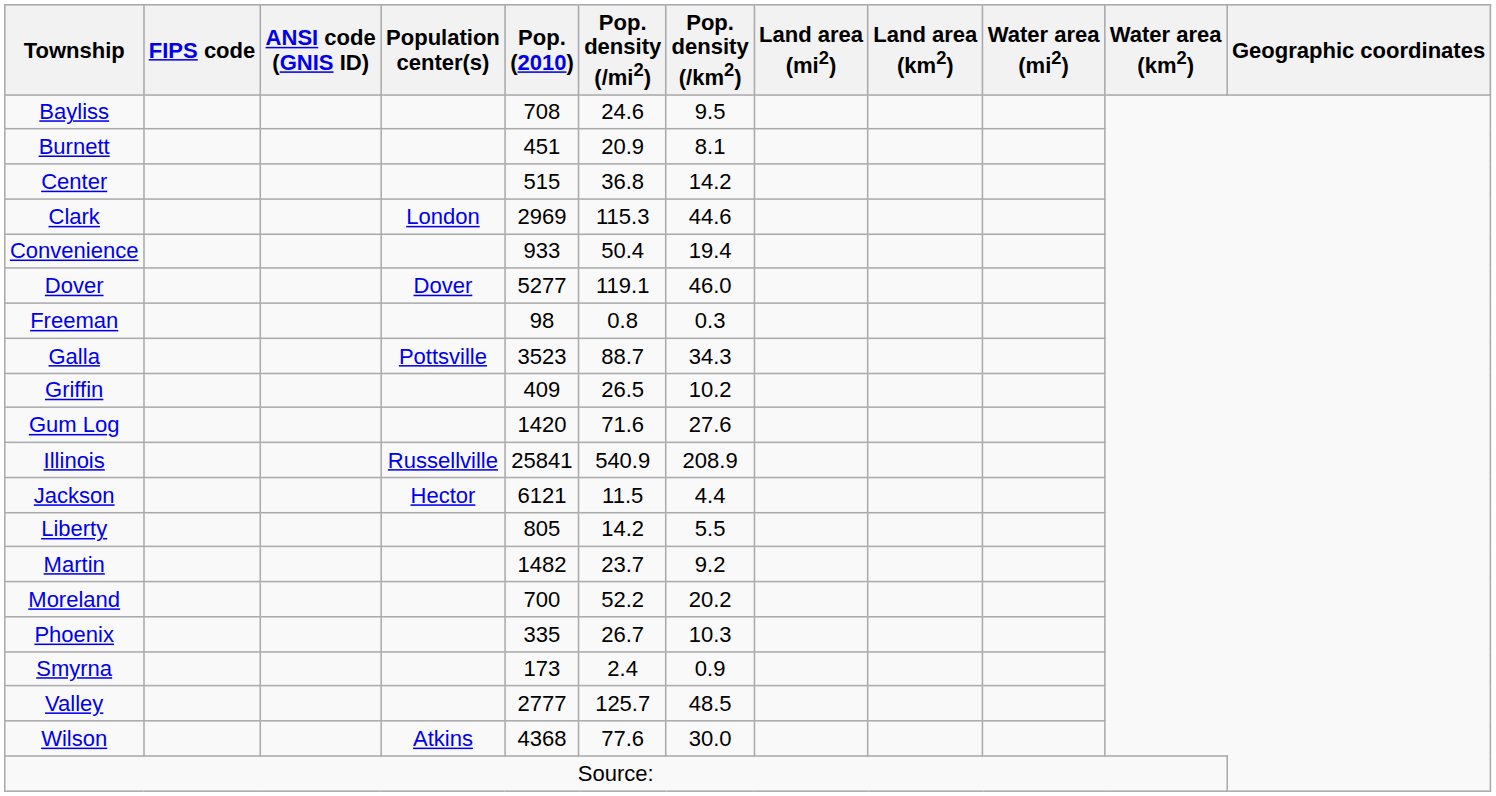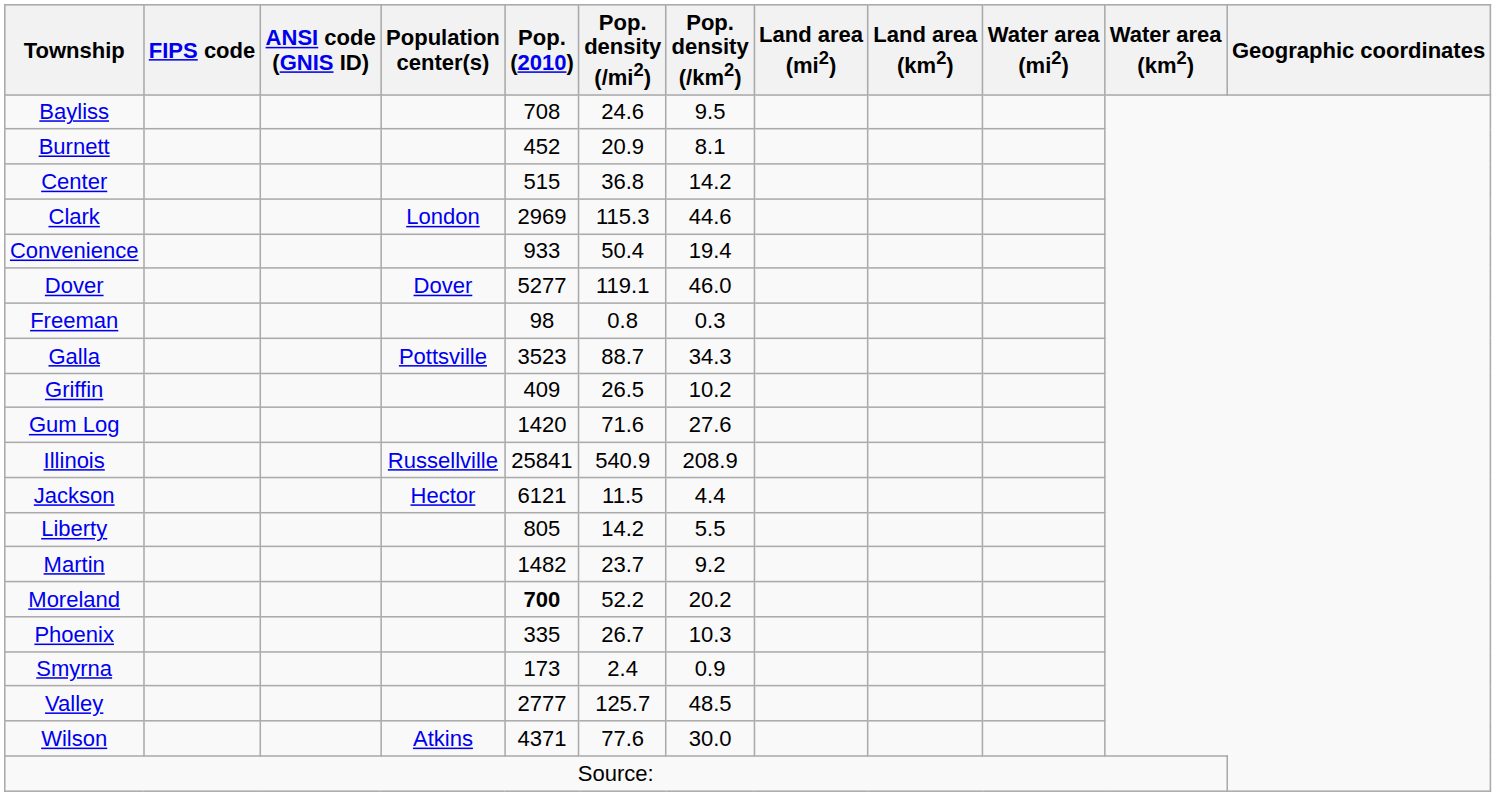(542, 147) 451 -> (542, 147) 452
(542, 599) normal -> (542, 599) bold
(542, 739) 4368 -> (542, 739) 4371
